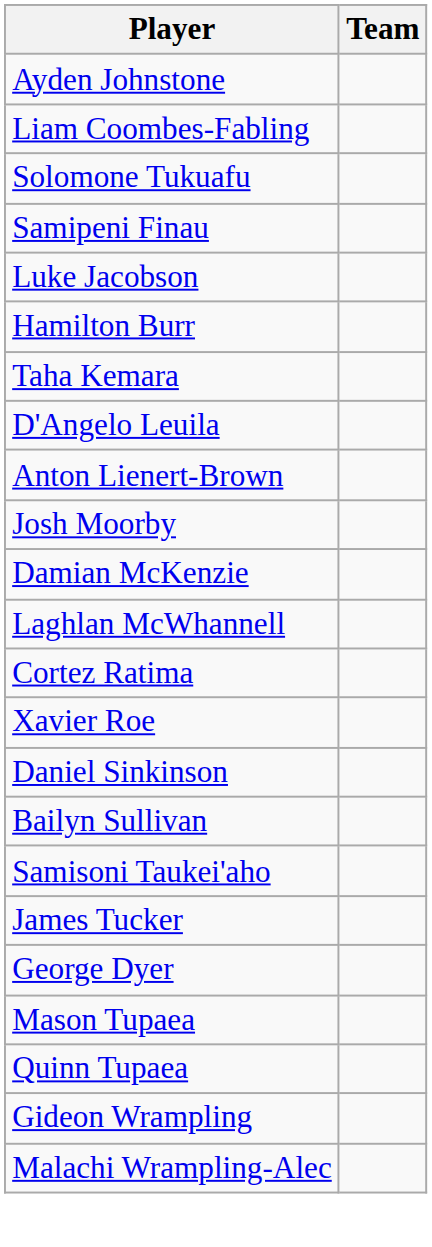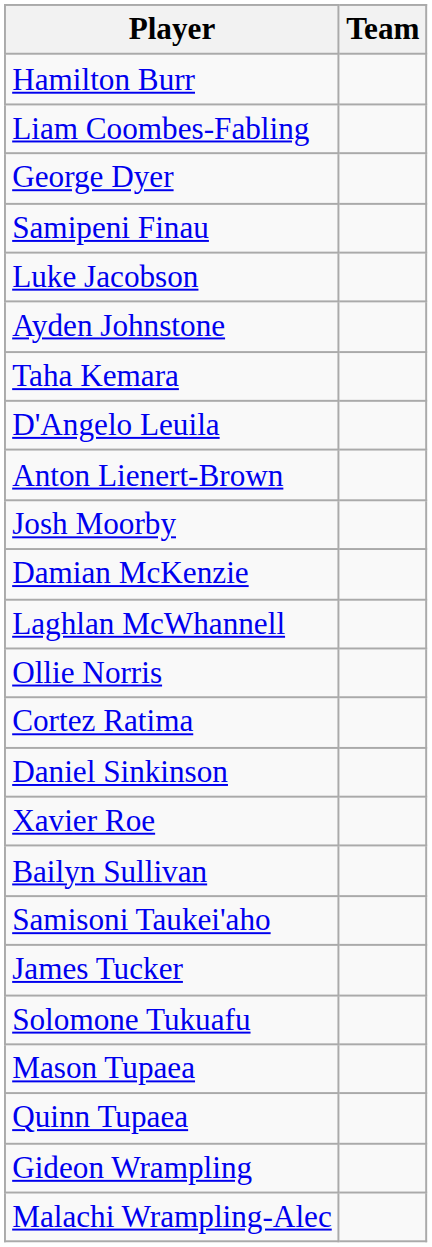rows swapped: (104, 326) <-> (119, 78)
rows swapped: (93, 969) <-> (131, 177)
+ row: (87, 672)
rows swapped: (84, 721) <-> (120, 771)
